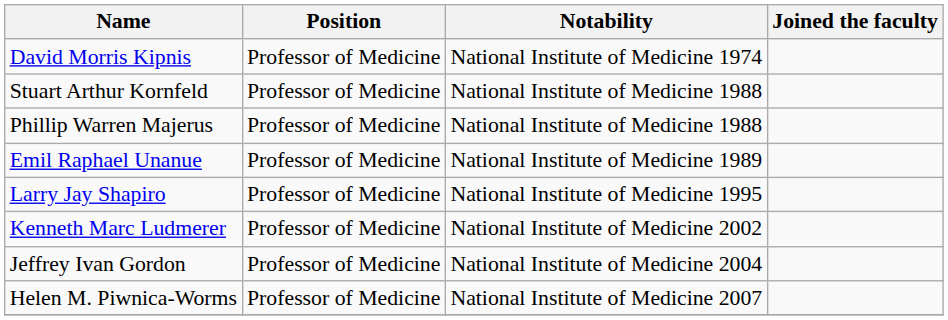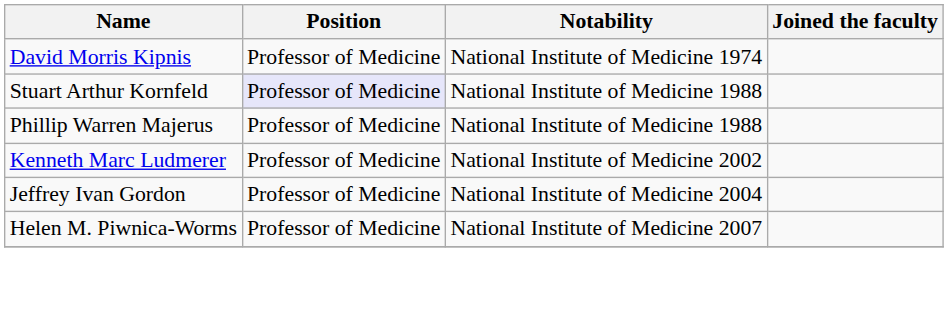(344, 90) no background -> (344, 90) lavender background
- row: (106, 159)
- row: (88, 194)
